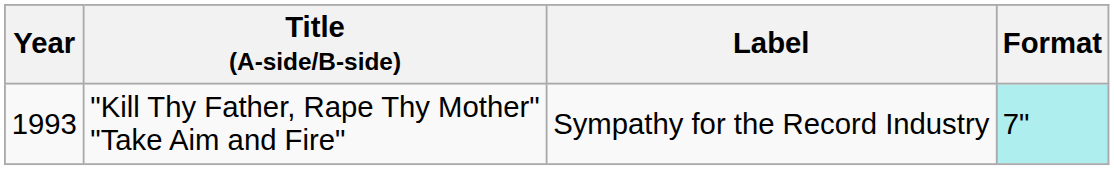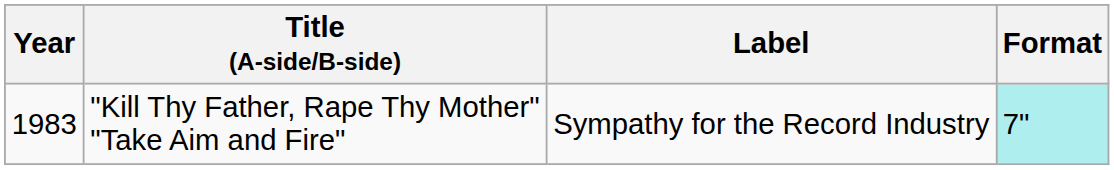(44, 123) 1993 -> (44, 123) 1983
